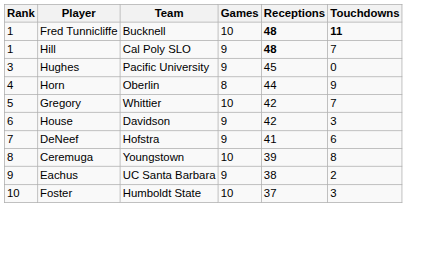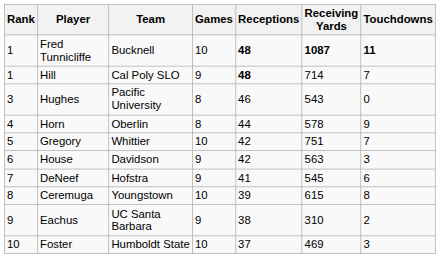+ column: (331, 19)
(224, 67) 9 -> (198, 99) 8
(270, 67) 45 -> (244, 99) 46
